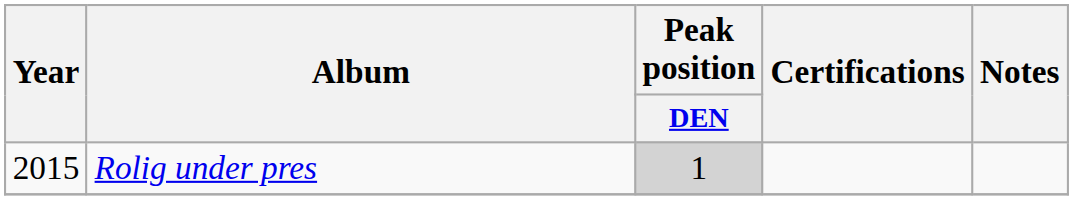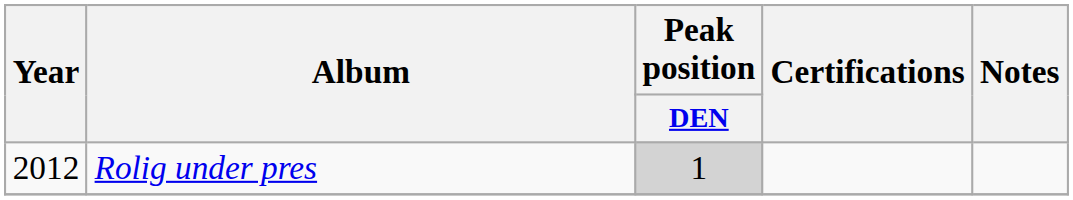(46, 167) 2015 -> (46, 167) 2012
